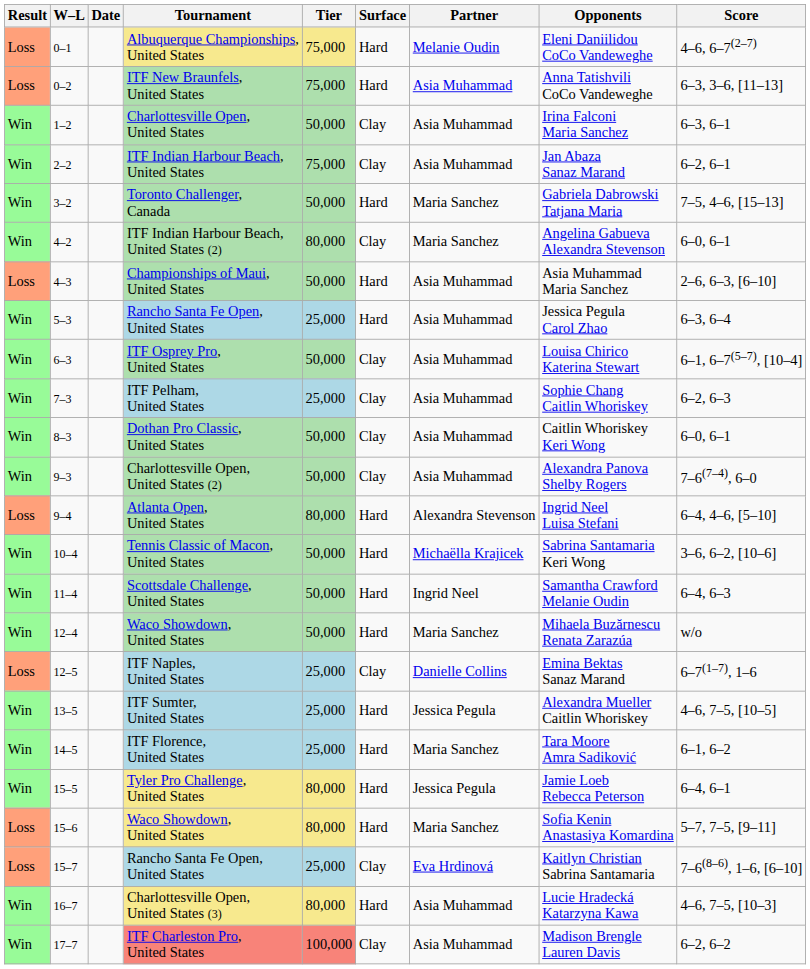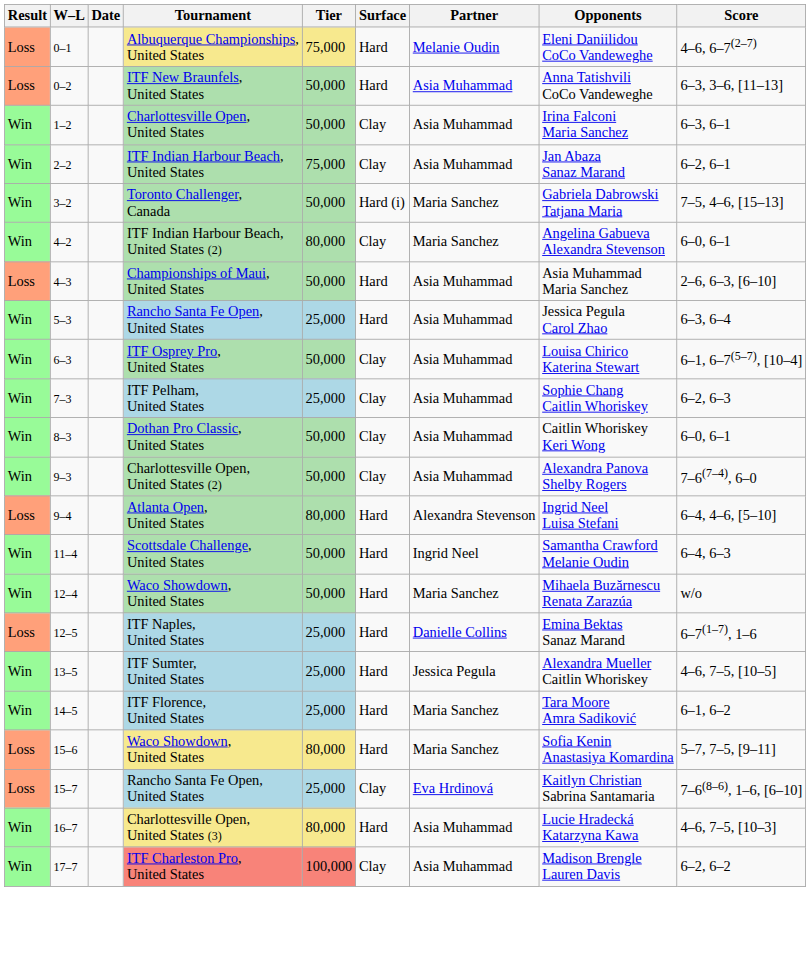(325, 85) 75,000 -> (325, 85) 50,000
(373, 203) Hard -> (382, 203) Hard (i)
- row: (66, 555)
(373, 671) Clay -> (373, 632) Hard
- row: (66, 789)
